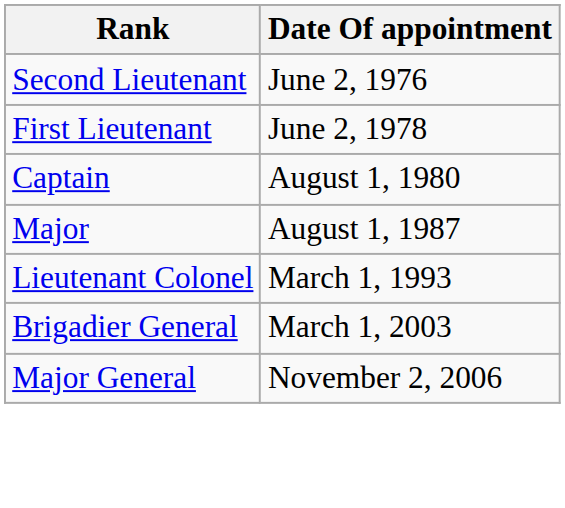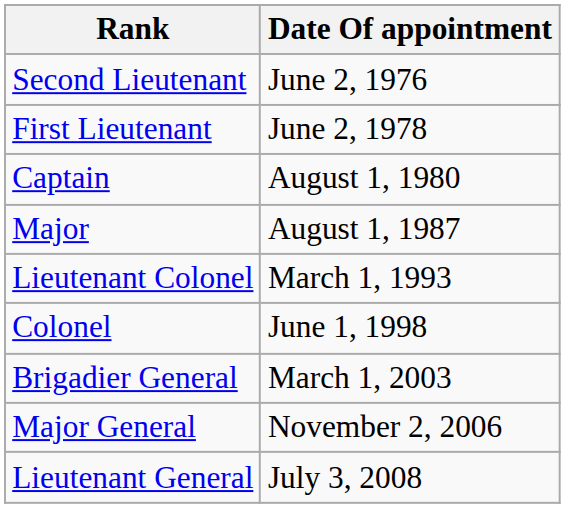+ row: (62, 327)
+ row: (133, 476)
